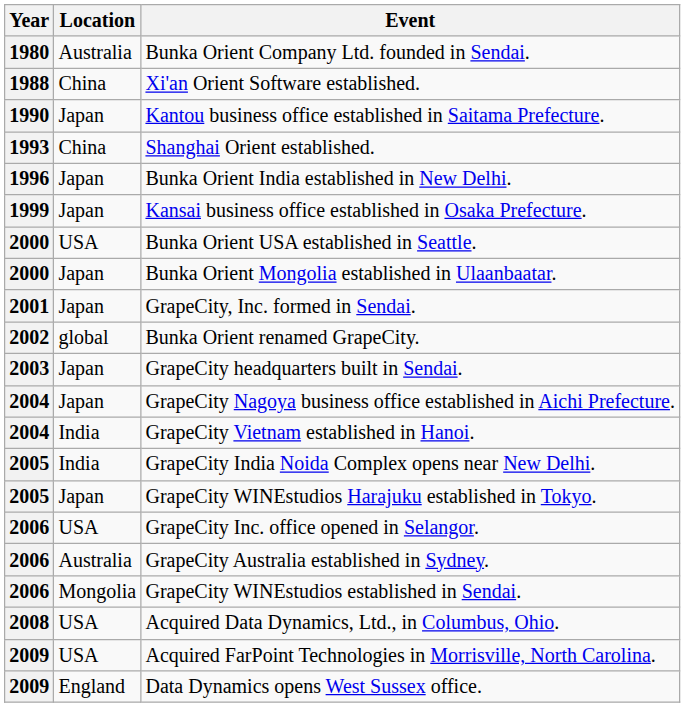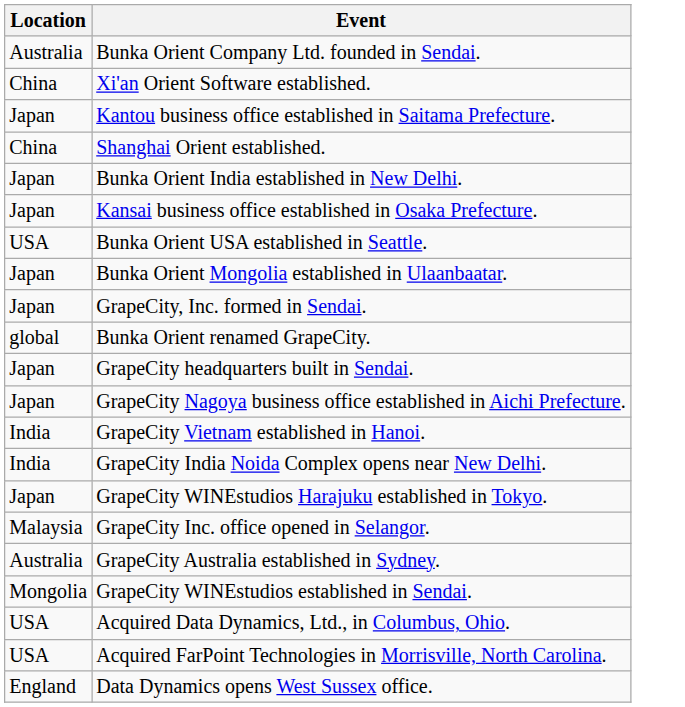- column: (29, 20)
(78, 527) USA -> (46, 527) Malaysia
